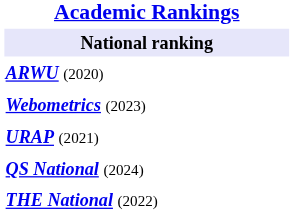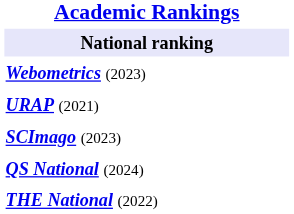- row: (55, 73)
+ row: (63, 137)
